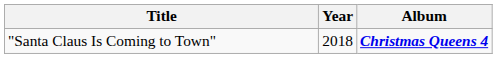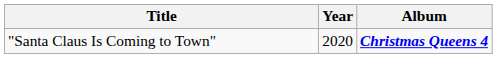(338, 41) 2018 -> (338, 41) 2020
